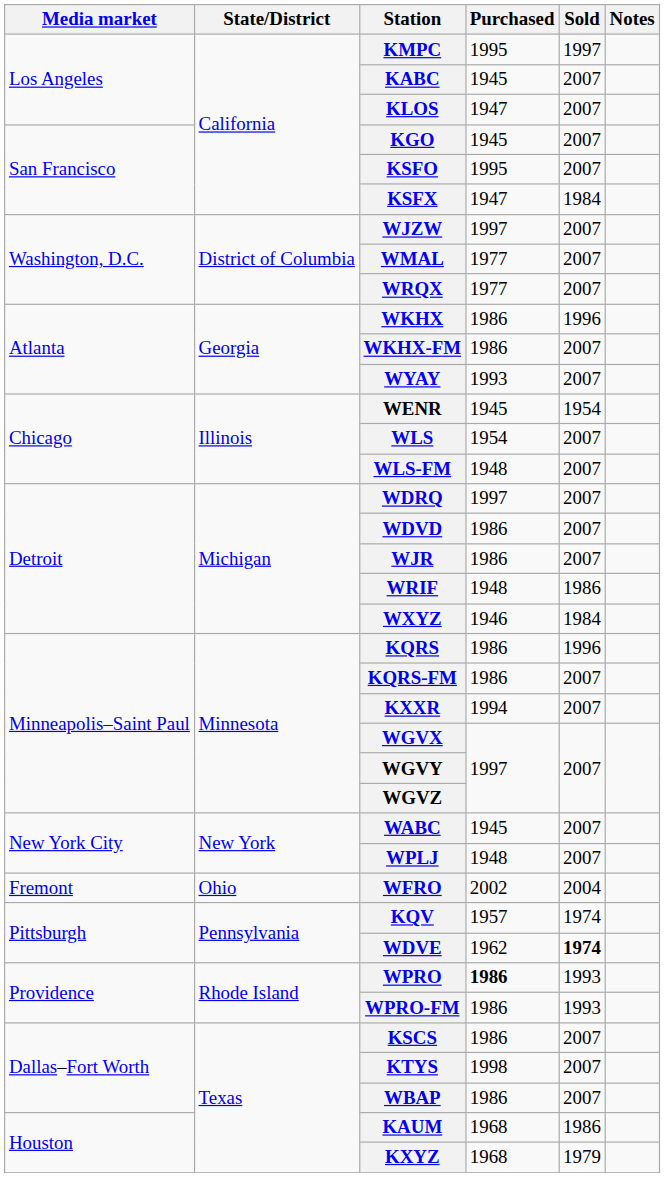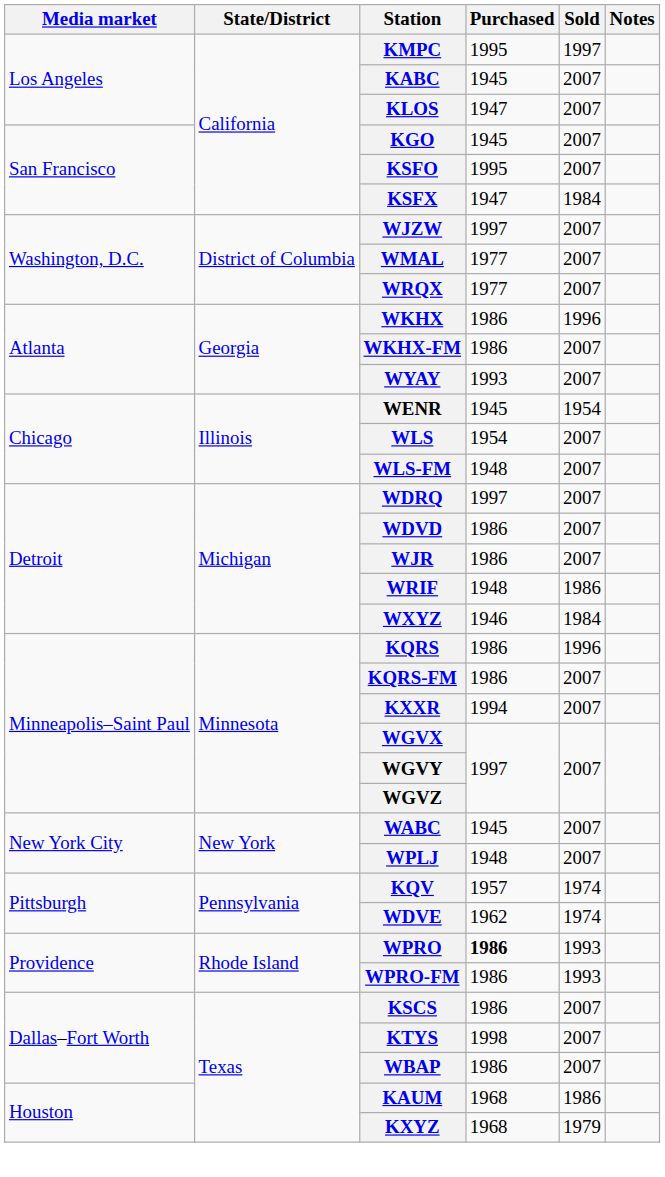- row: (412, 887)
(582, 947) bold -> (582, 917) normal
